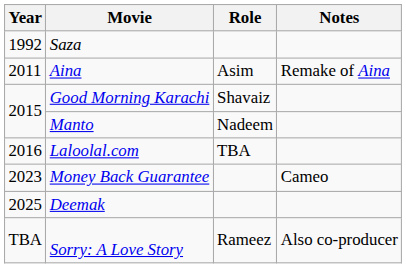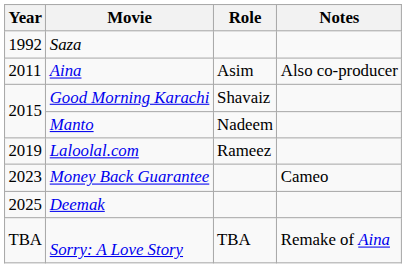(335, 71) Remake of Aina -> (339, 71) Also co-producer
(25, 151) 2016 -> (25, 151) 2019
(234, 151) TBA -> (244, 151) Rameez
(244, 240) Rameez -> (234, 240) TBA
(339, 240) Also co-producer -> (335, 240) Remake of Aina
